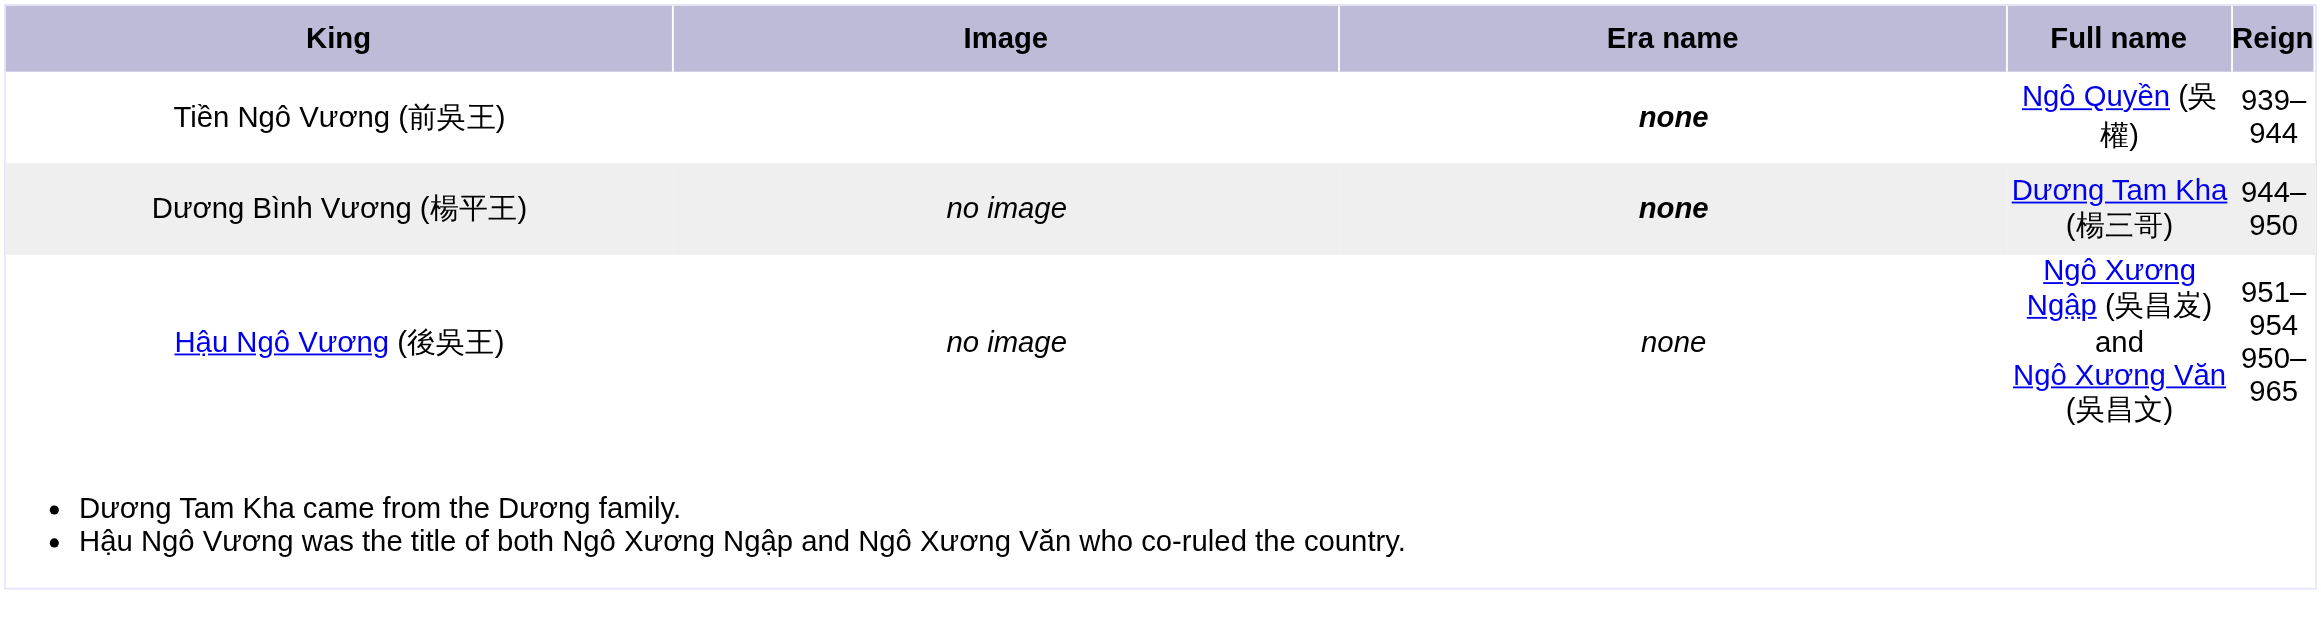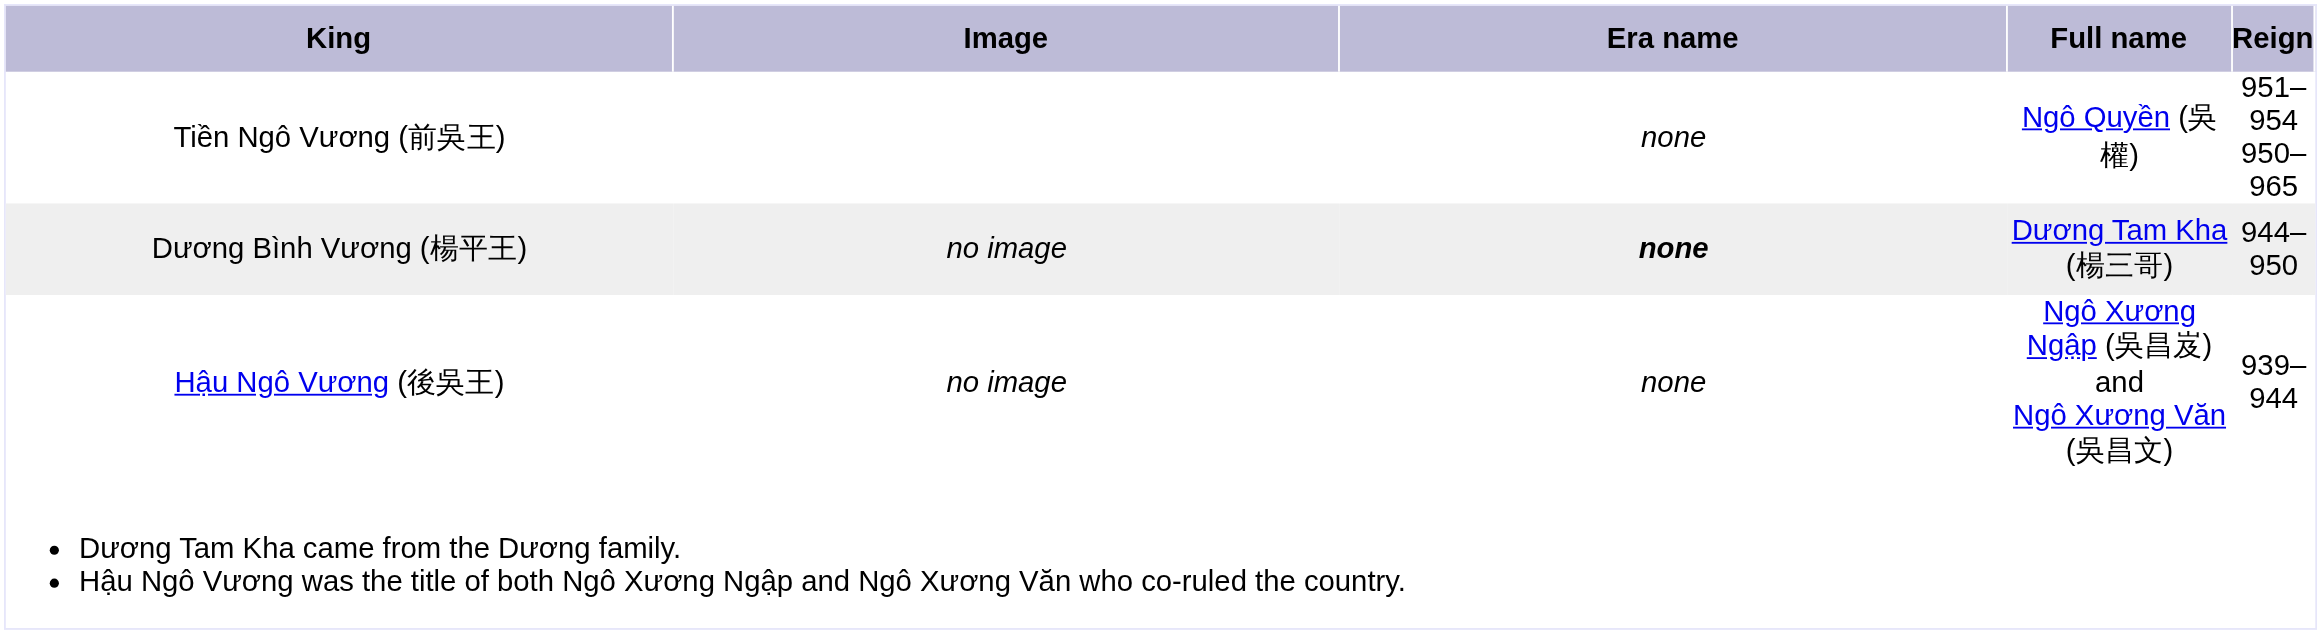(1674, 117) bold -> (1674, 137) normal
(2274, 117) 939–944 -> (2274, 137) 951–954 950–965
(2274, 342) 951–954 950–965 -> (2274, 382) 939–944
